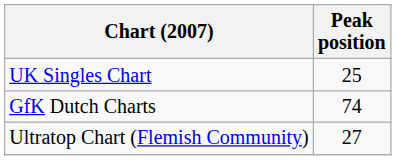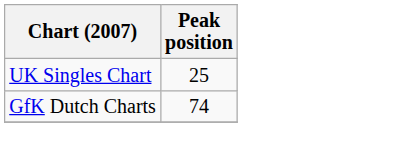- row: (159, 138)
